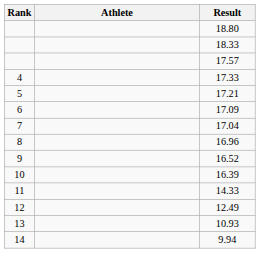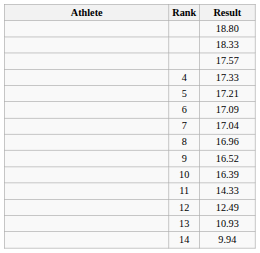columns swapped: (19, 12) <-> (117, 12)
